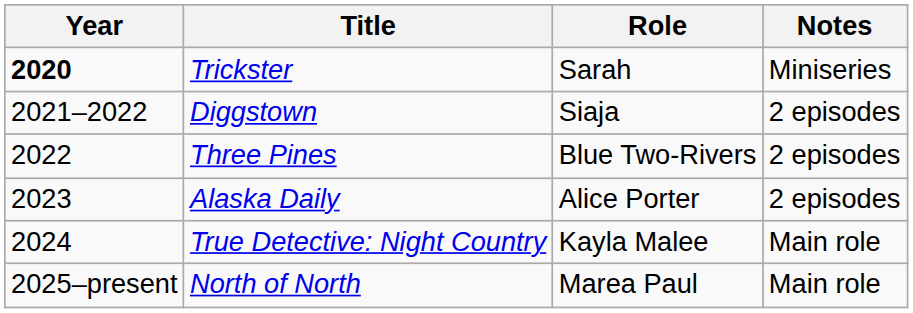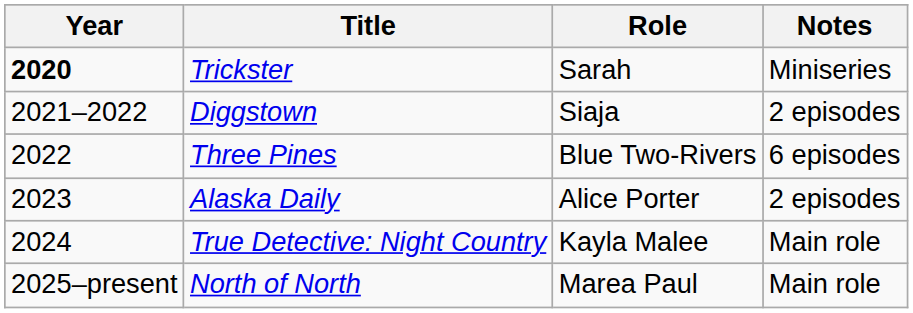(835, 155) 2 episodes -> (835, 155) 6 episodes
